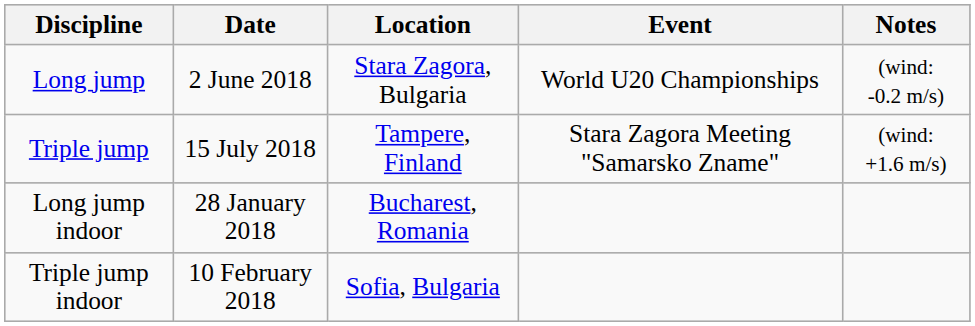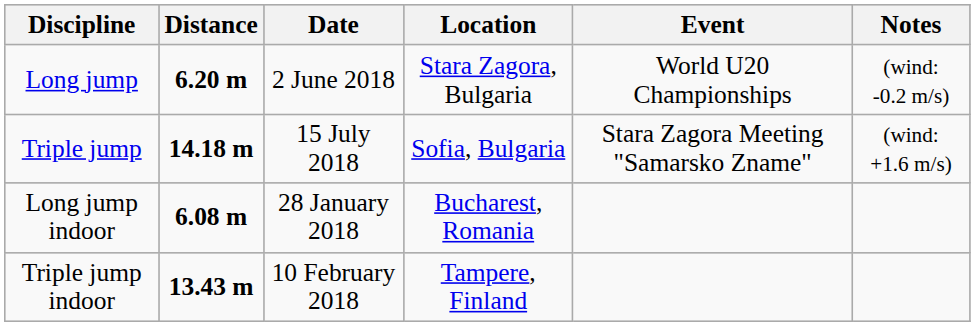+ column: (211, 24)
(423, 148) Tampere, Finland -> (488, 148) Sofia, Bulgaria
(423, 286) Sofia, Bulgaria -> (488, 286) Tampere, Finland
